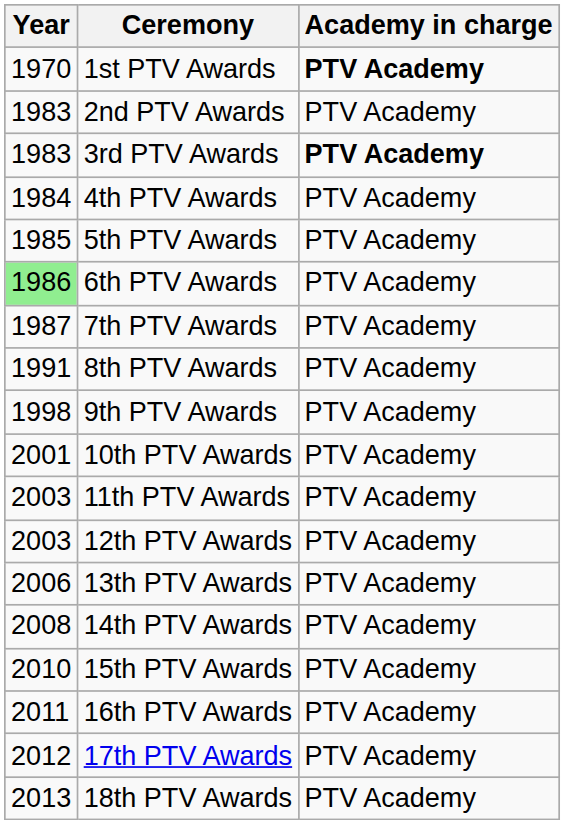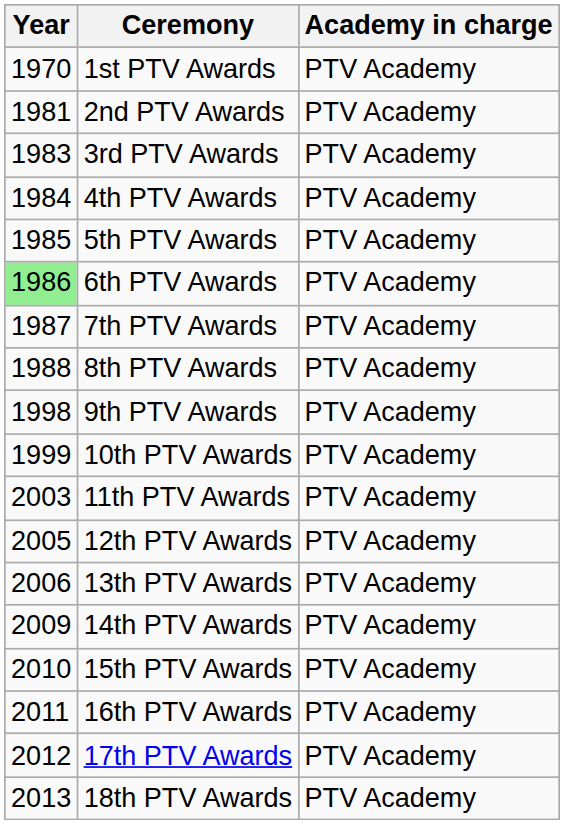(394, 68) bold -> (390, 68) normal
(41, 111) 1983 -> (41, 111) 1981
(394, 154) bold -> (390, 154) normal
(41, 369) 1991 -> (41, 369) 1988
(41, 454) 2001 -> (41, 454) 1999
(41, 540) 2003 -> (41, 540) 2005
(41, 626) 2008 -> (41, 626) 2009
